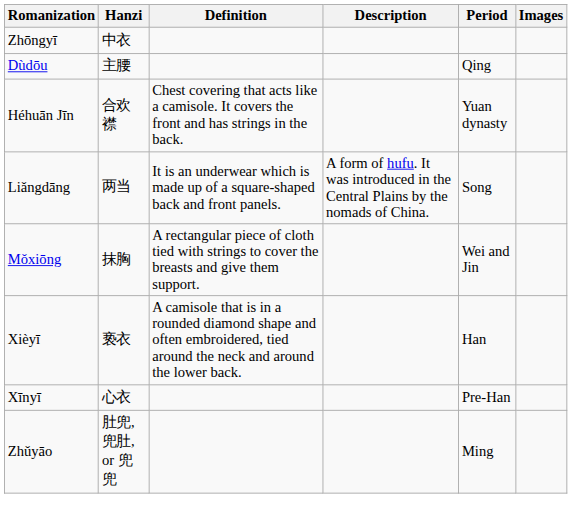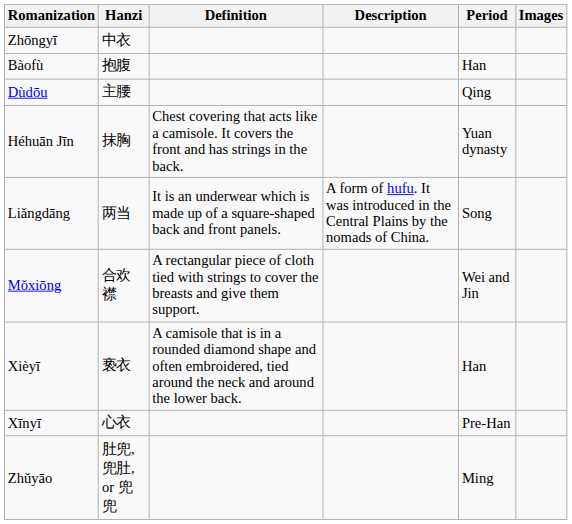+ row: (26, 66)
(116, 114) 合欢襟 -> (116, 140) 抹胸
(116, 259) 抹胸 -> (116, 285) 合欢襟
